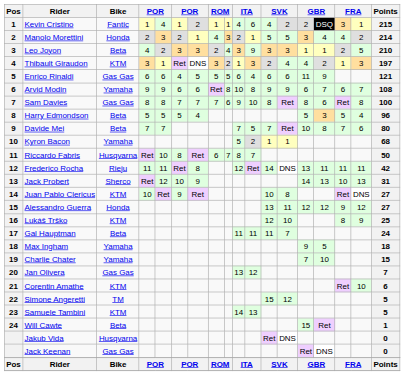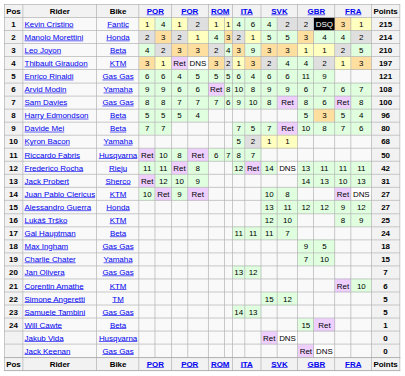(118, 246) Yamaha -> (118, 246) Gas Gas
(118, 311) KTM -> (118, 311) Gas Gas
